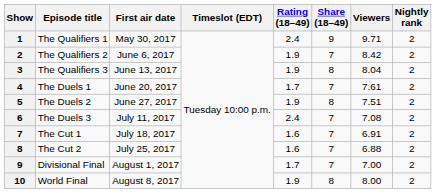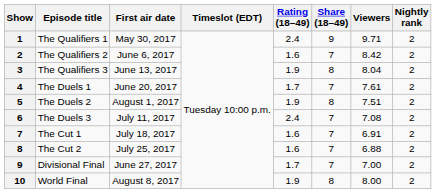(293, 54) 1.9 -> (293, 54) 1.6
(146, 102) June 27, 2017 -> (146, 102) August 1, 2017
(146, 165) August 1, 2017 -> (146, 165) June 27, 2017
